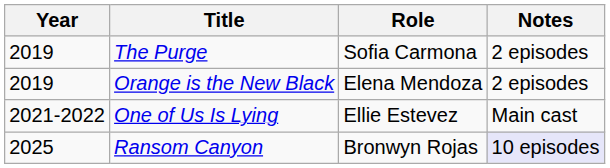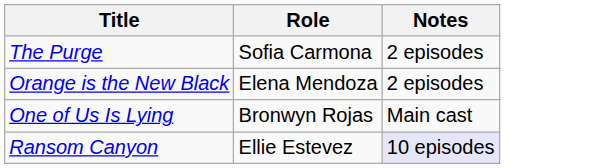- column: (57, 20)
(401, 115) Ellie Estevez -> (306, 115) Bronwyn Rojas
(411, 147) Bronwyn Rojas -> (296, 147) Ellie Estevez
